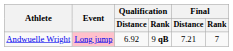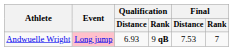(132, 39) 6.92 -> (132, 39) 6.93
(188, 39) 7.21 -> (188, 39) 7.53
